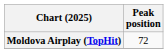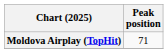(143, 40) 72 -> (143, 40) 71
